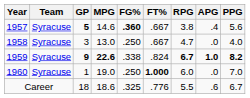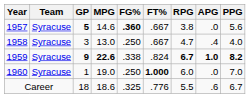(214, 27) .4 -> (214, 27) .0
(214, 42) .0 -> (214, 42) .4
